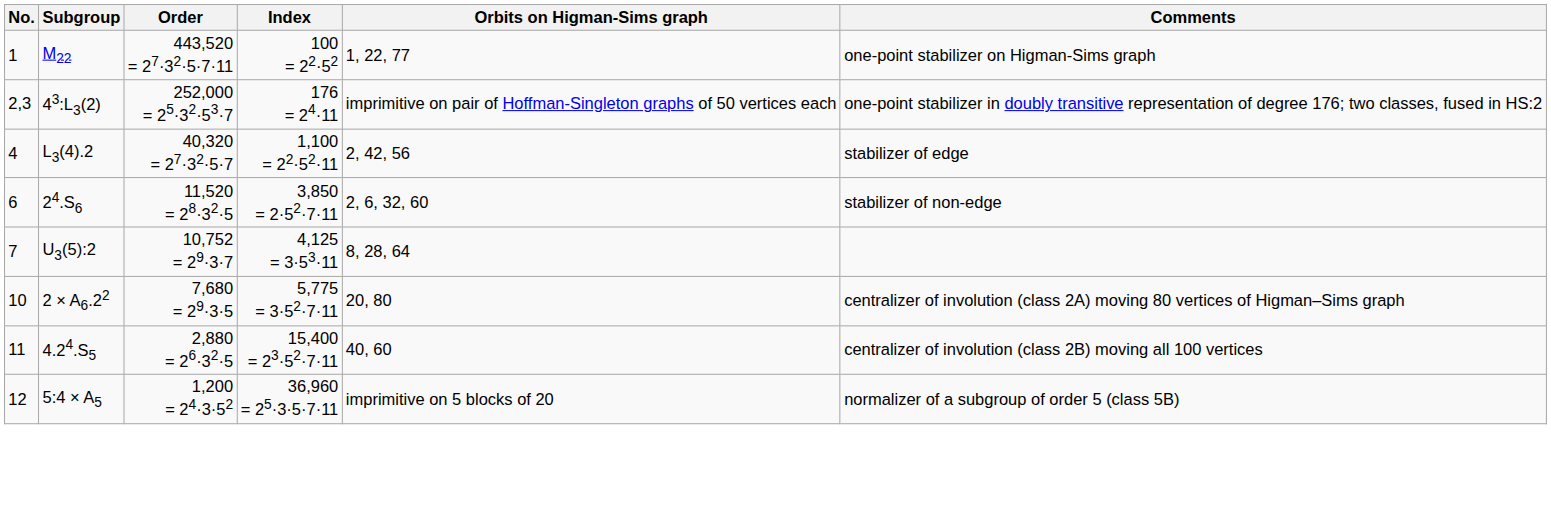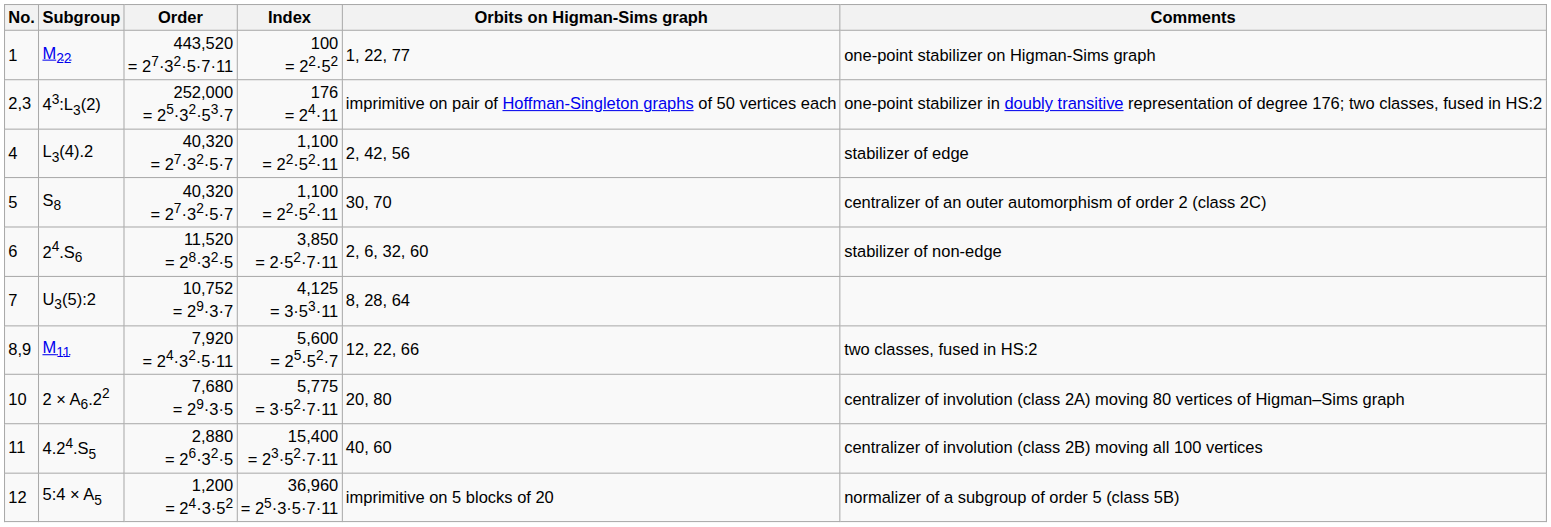+ row: (13, 202)
+ row: (20, 350)
